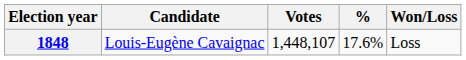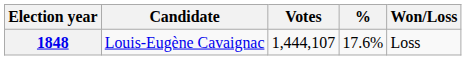(303, 42) 1,448,107 -> (303, 42) 1,444,107
